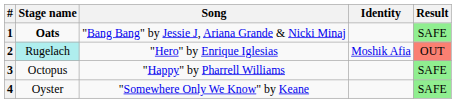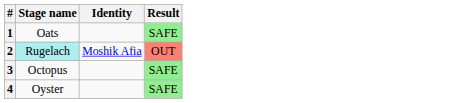- column: (214, 13)
(48, 32) bold -> (48, 32) normal
